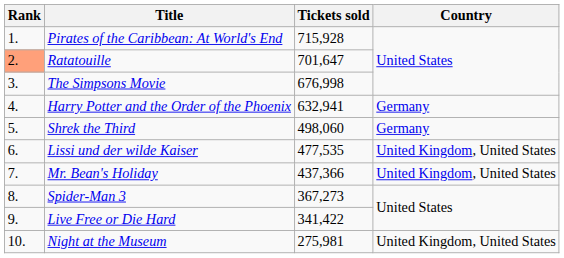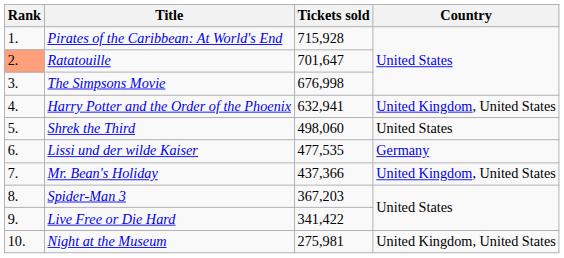(403, 106) Germany -> (466, 106) United Kingdom, United States
(403, 128) Germany -> (414, 128) United States
(466, 151) United Kingdom, United States -> (403, 151) Germany
(321, 196) 367,273 -> (321, 196) 367,203
